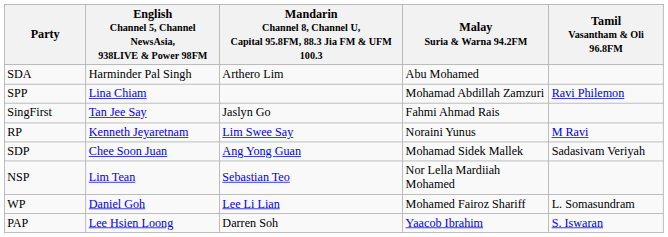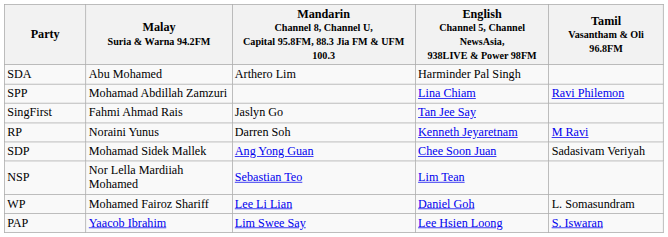columns swapped: (153, 34) <-> (476, 34)
(311, 132) Lim Swee Say -> (324, 132) Darren Soh
(311, 223) Darren Soh -> (324, 223) Lim Swee Say
